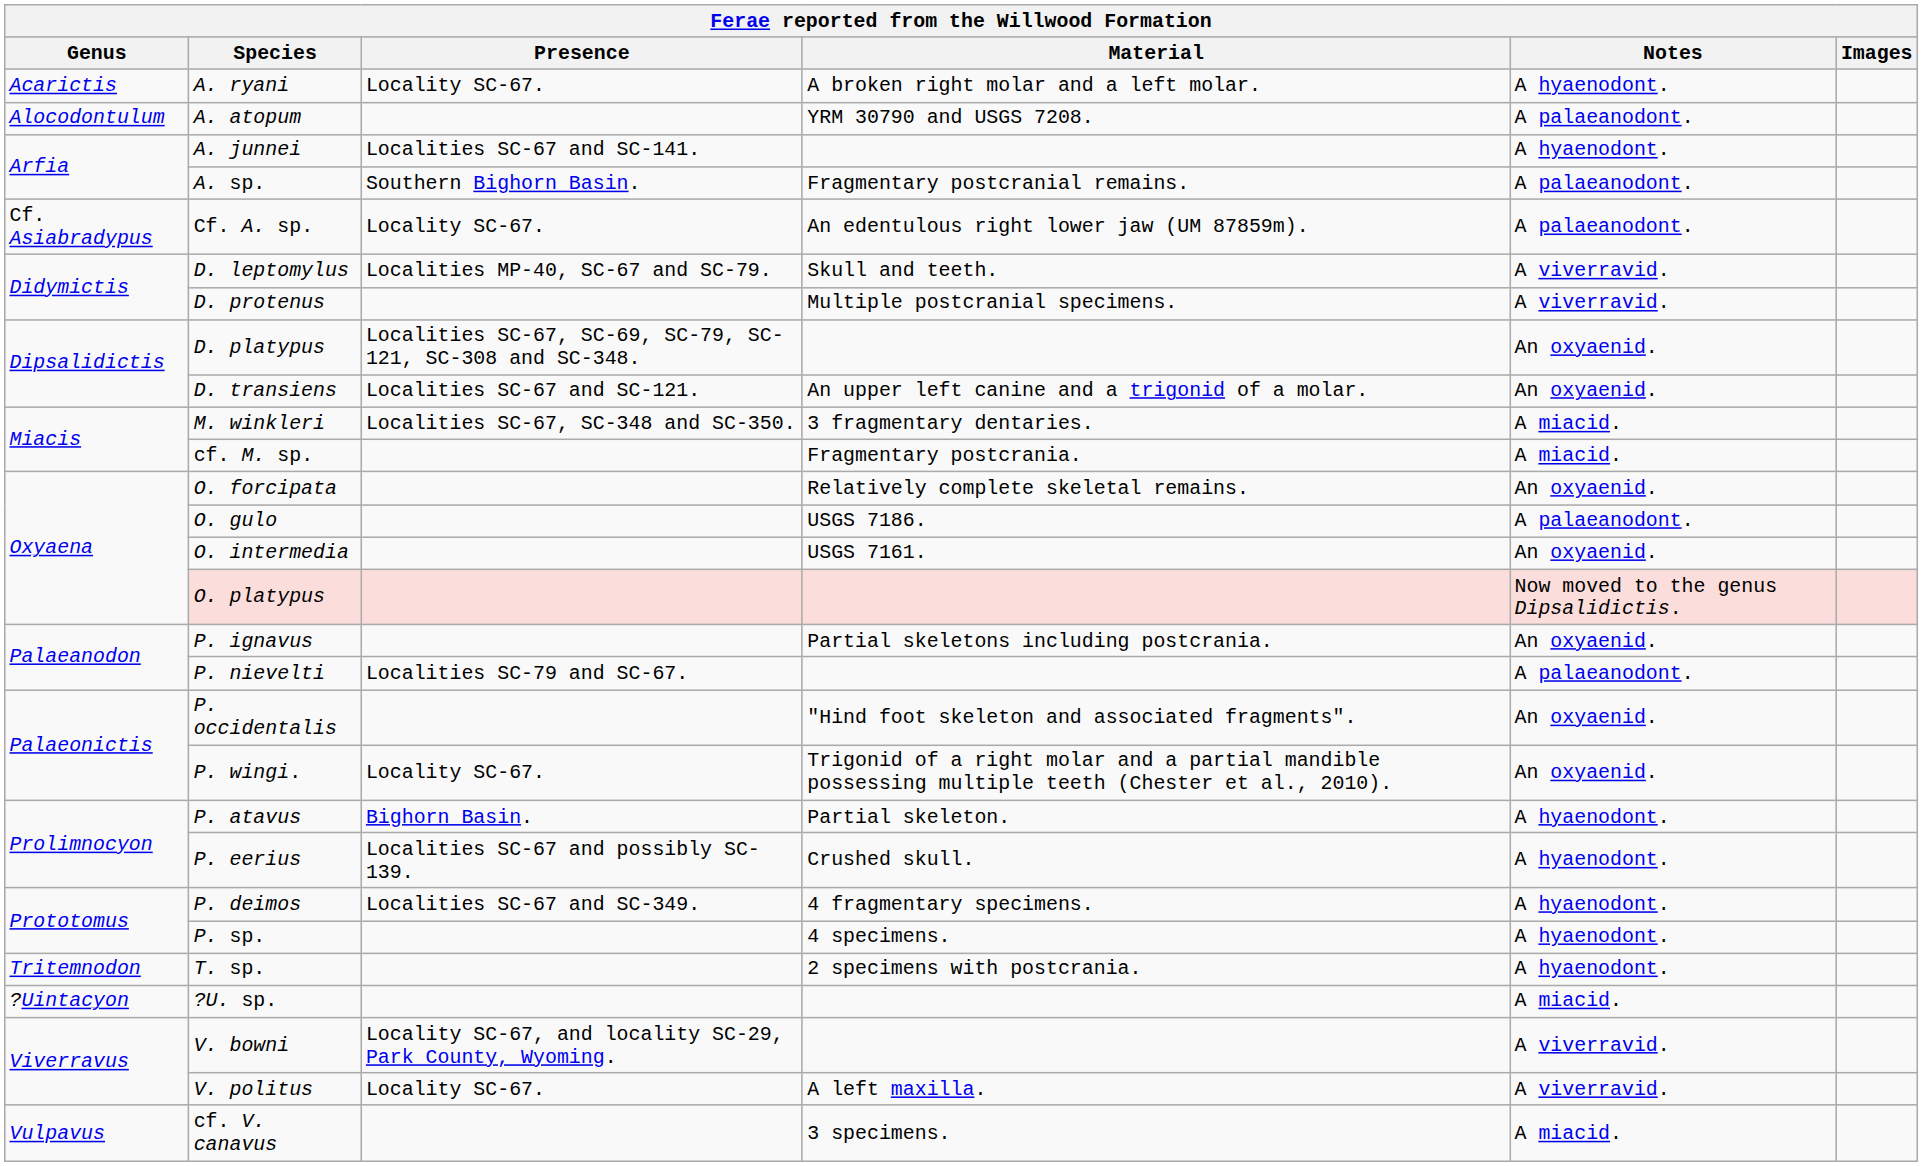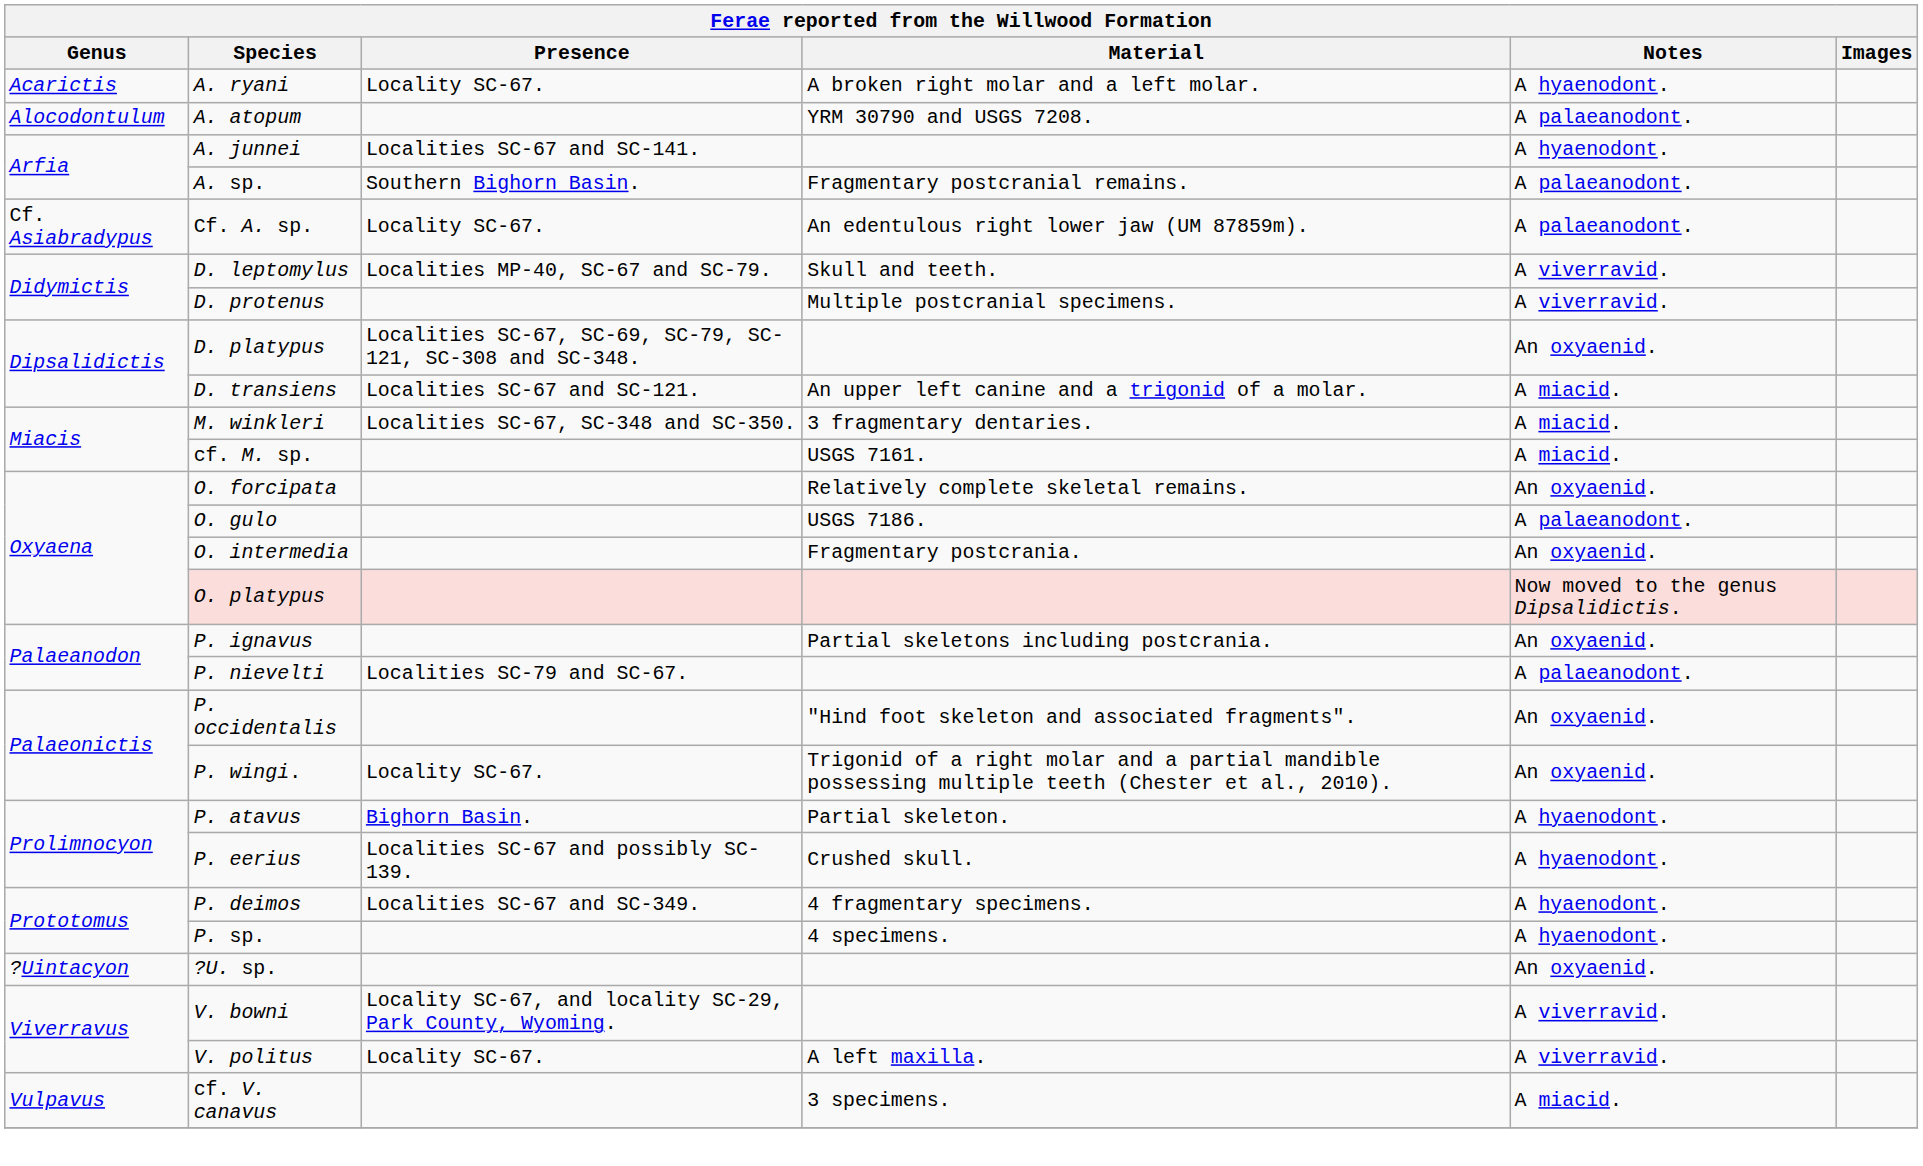(1586, 391) An oxyaenid. -> (1568, 391) A miacid.
(945, 456) Fragmentary postcrania. -> (867, 456) USGS 7161.
(867, 553) USGS 7161. -> (945, 553) Fragmentary postcrania.
- row: (229, 969)
(1568, 1002) A miacid. -> (1586, 969) An oxyaenid.
